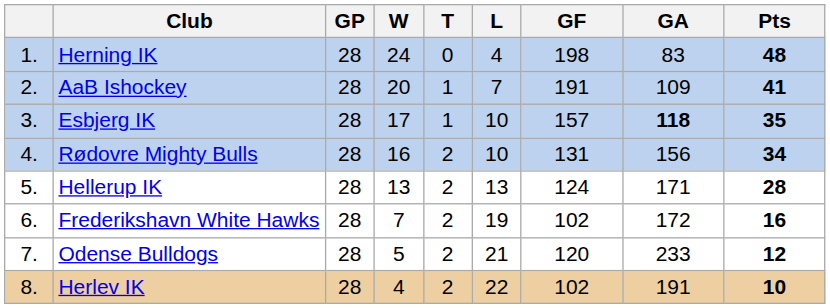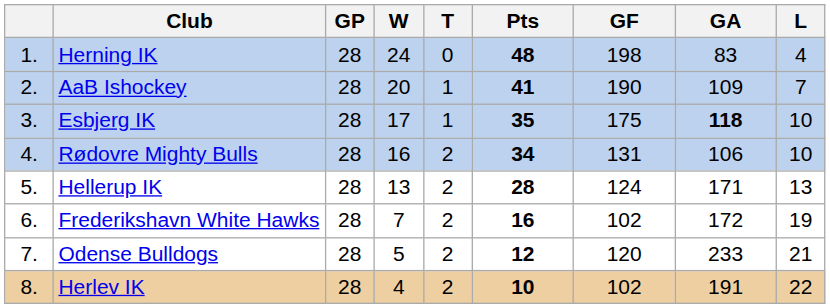columns swapped: (497, 21) <-> (775, 21)
(572, 87) 191 -> (624, 87) 190
(572, 120) 157 -> (624, 120) 175
(673, 154) 156 -> (726, 154) 106
